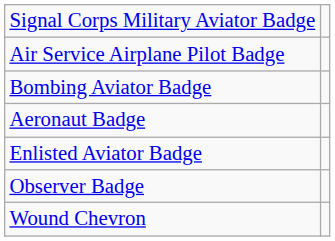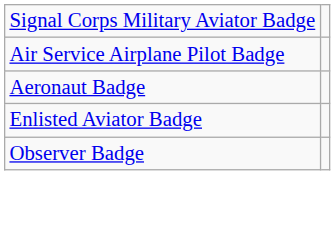- row: (110, 86)
- row: (78, 218)
